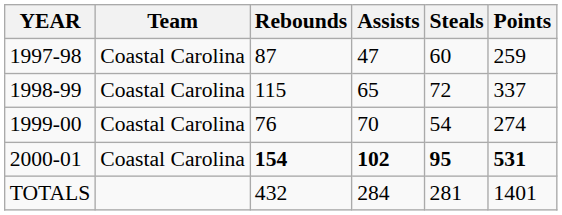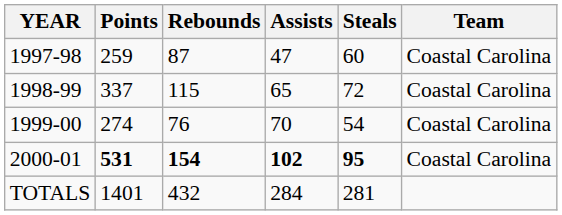columns swapped: (173, 21) <-> (522, 21)
